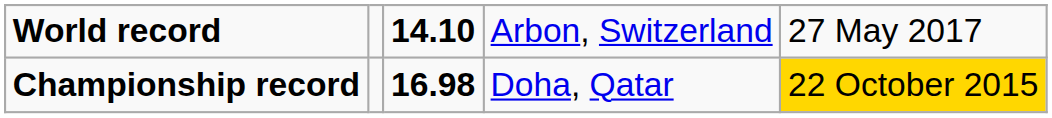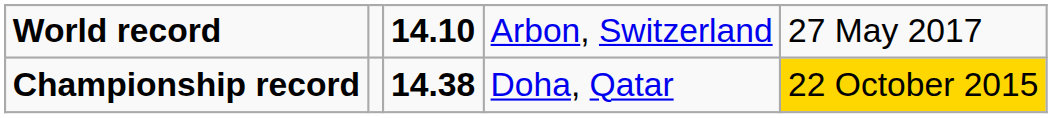(433, 84) 16.98 -> (433, 84) 14.38
